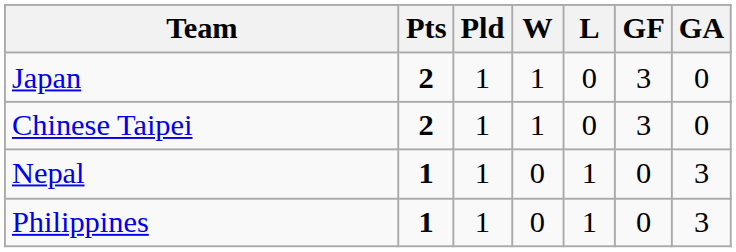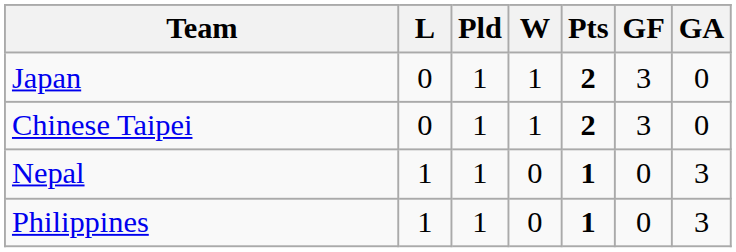columns swapped: (426, 28) <-> (589, 28)
